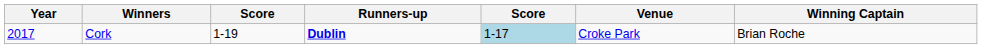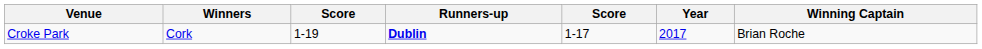columns swapped: (43, 14) <-> (655, 14)
(496, 33) lightblue background -> (577, 33) no background
